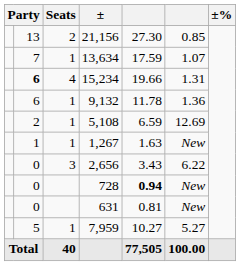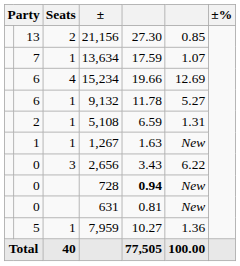(36, 79) bold -> (36, 79) normal
(193, 79) 1.31 -> (190, 79) 12.69
(193, 100) 1.36 -> (193, 100) 5.27
(190, 121) 12.69 -> (193, 121) 1.31
(193, 228) 5.27 -> (193, 228) 1.36
